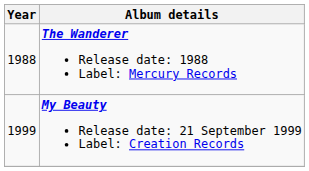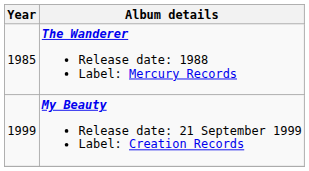(22, 59) 1988 -> (22, 59) 1985
